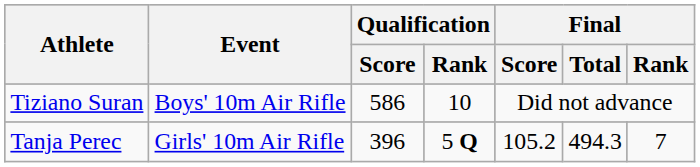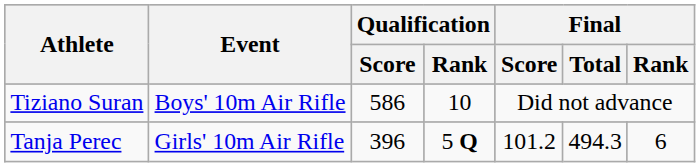(529, 142) 105.2 -> (529, 142) 101.2
(661, 142) 7 -> (661, 142) 6
